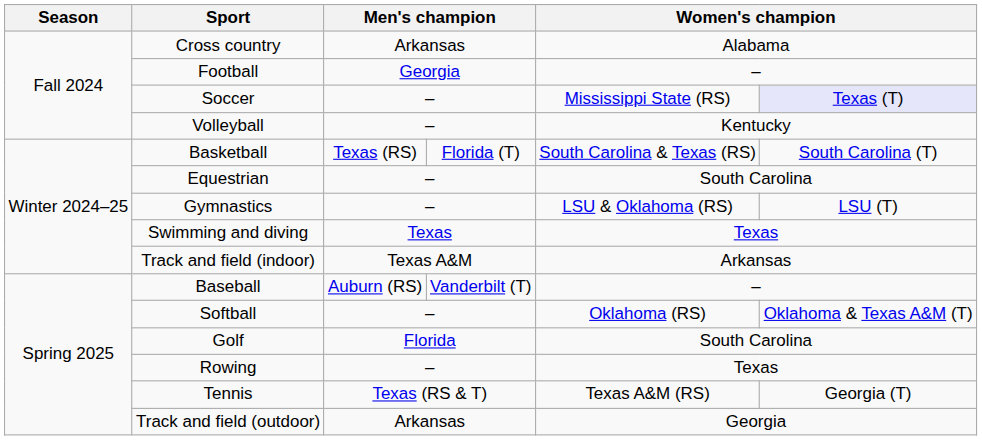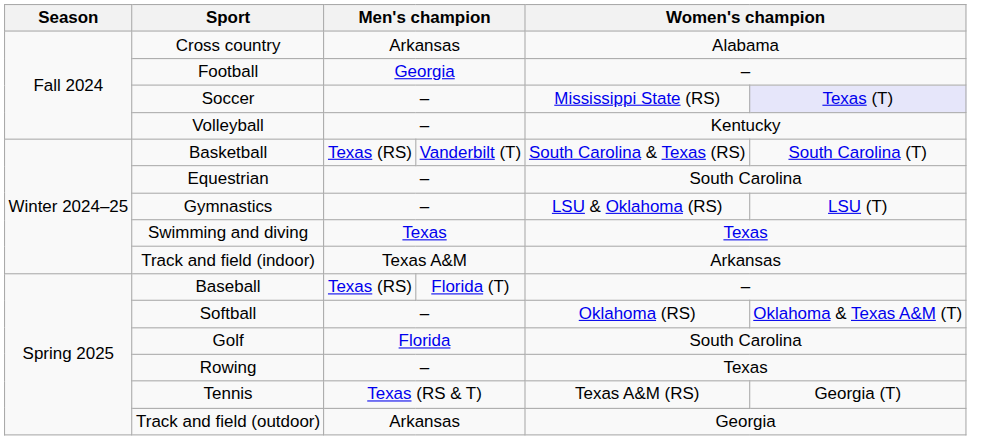(481, 152) Florida (T) -> (470, 152) Vanderbilt (T)
(375, 286) Auburn (RS) -> (370, 286) Texas (RS)
(481, 286) Vanderbilt (T) -> (470, 286) Florida (T)
